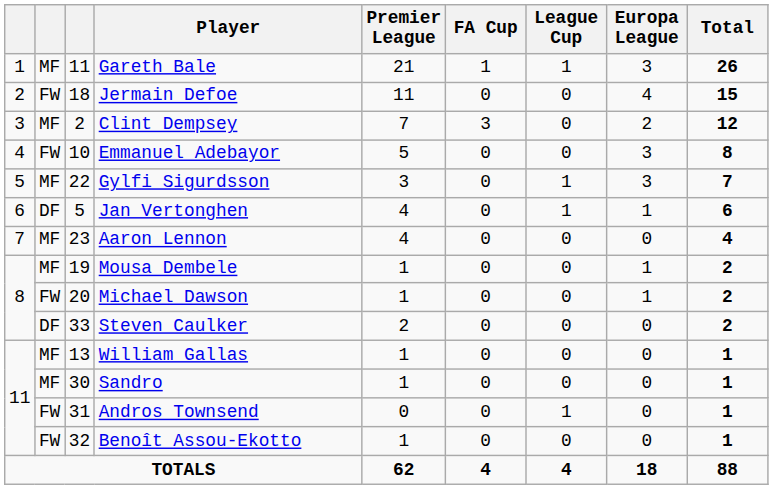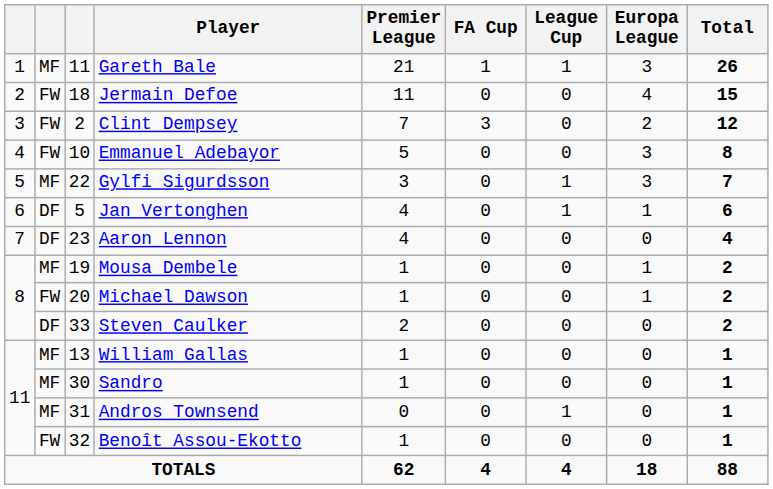(50, 126) MF -> (50, 126) FW
(50, 241) MF -> (50, 241) DF
(50, 413) FW -> (50, 413) MF
